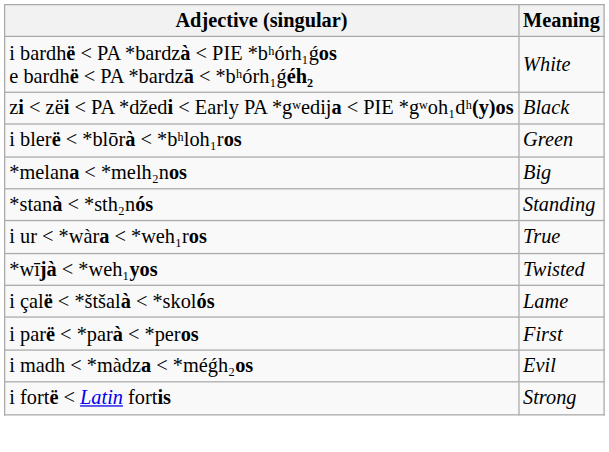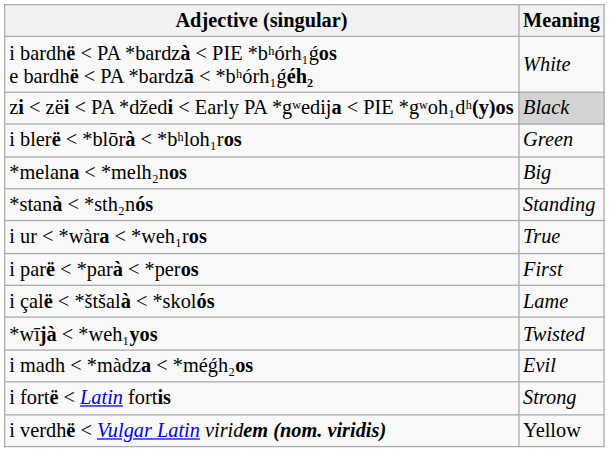(546, 107) no background -> (546, 107) lightgrey background
rows swapped: (84, 269) <-> (104, 333)
+ row: (198, 430)
